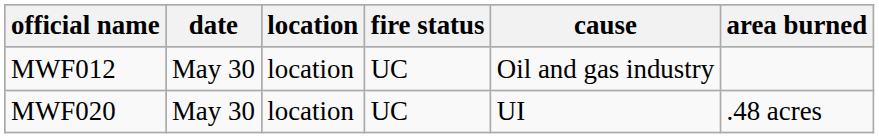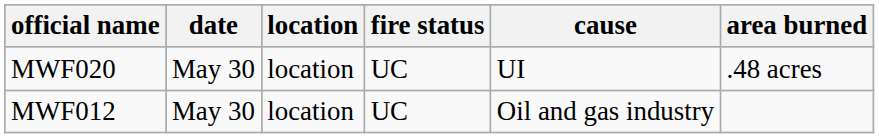rows swapped: (63, 68) <-> (63, 111)
